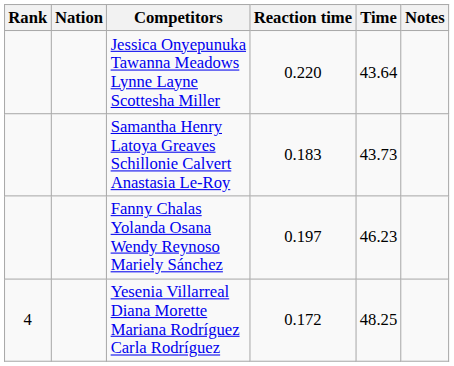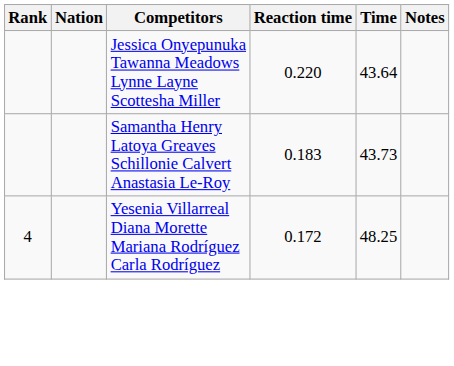- row: (167, 237)
